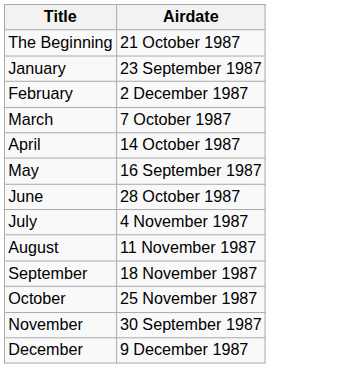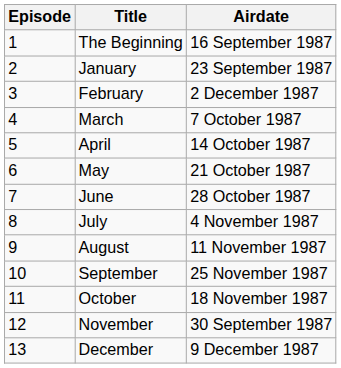+ column: (40, 17)
(180, 42) 21 October 1987 -> (261, 42) 16 September 1987
(191, 171) 16 September 1987 -> (250, 171) 21 October 1987
(189, 273) 18 November 1987 -> (259, 273) 25 November 1987
(189, 299) 25 November 1987 -> (259, 299) 18 November 1987
